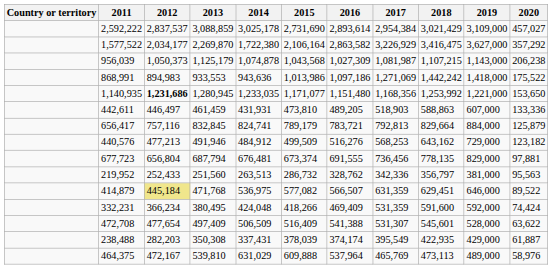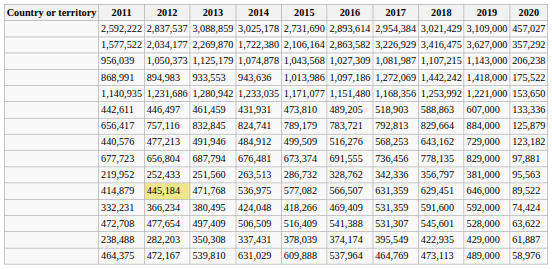(396, 77) 1,271,069 -> (396, 77) 1,272,069
(167, 93) bold -> (167, 93) normal
(213, 93) 1,280,945 -> (213, 93) 1,280,942
(392, 256) 465,769 -> (392, 256) 464,769
